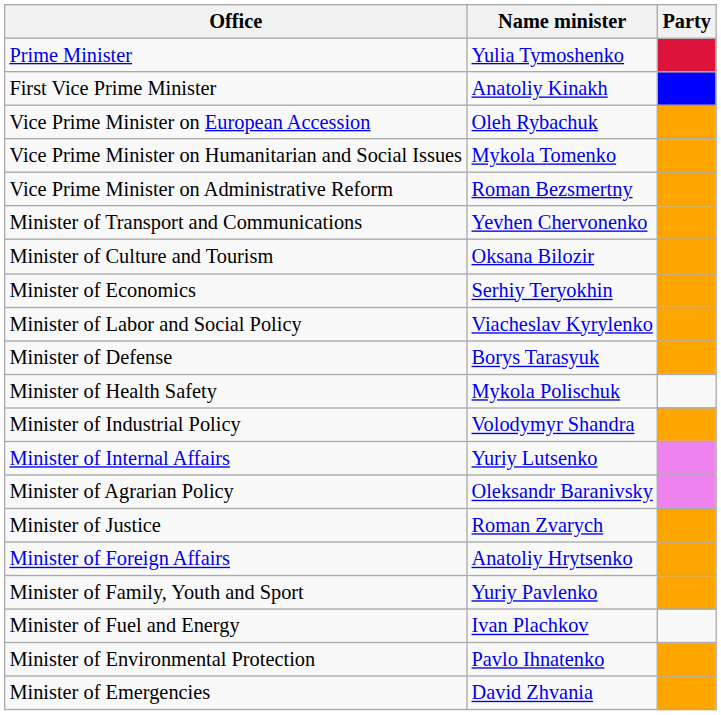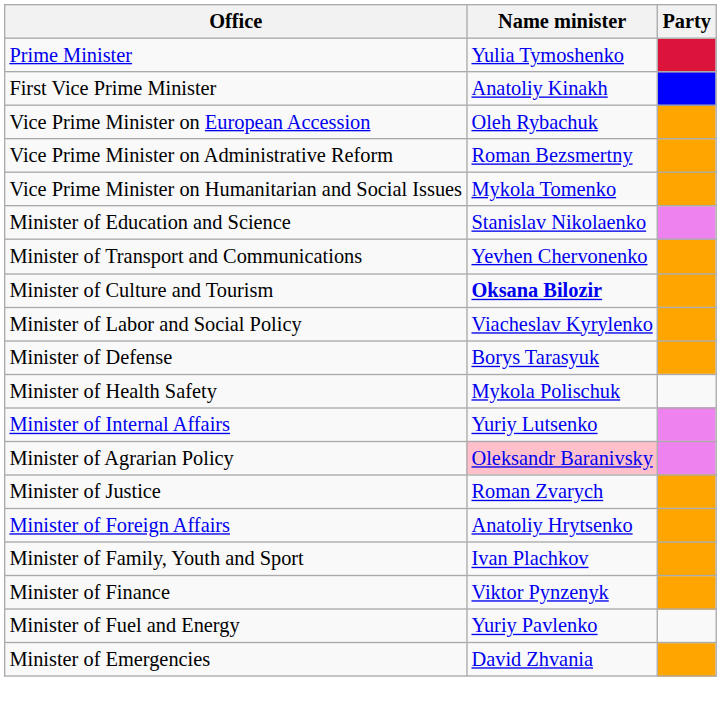rows swapped: (236, 155) <-> (201, 189)
+ row: (150, 222)
(533, 256) normal -> (537, 290) bold
- row: (103, 290)
- row: (125, 424)
(562, 491) no background -> (562, 458) pink background
(535, 592) Yuriy Pavlenko -> (530, 558) Ivan Plachkov
+ row: (90, 592)
(530, 625) Ivan Plachkov -> (535, 625) Yuriy Pavlenko
- row: (162, 659)
